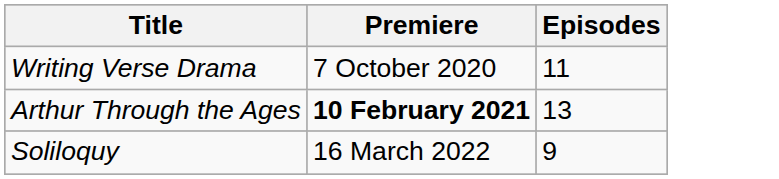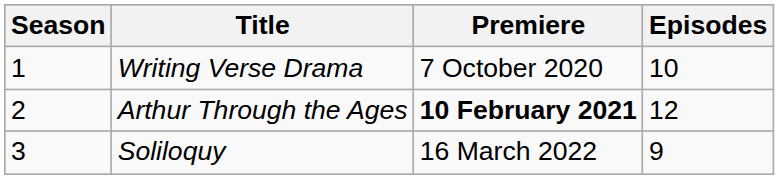+ column: (58, 25)
(556, 67) 11 -> (664, 67) 10
(557, 109) 13 -> (664, 109) 12
